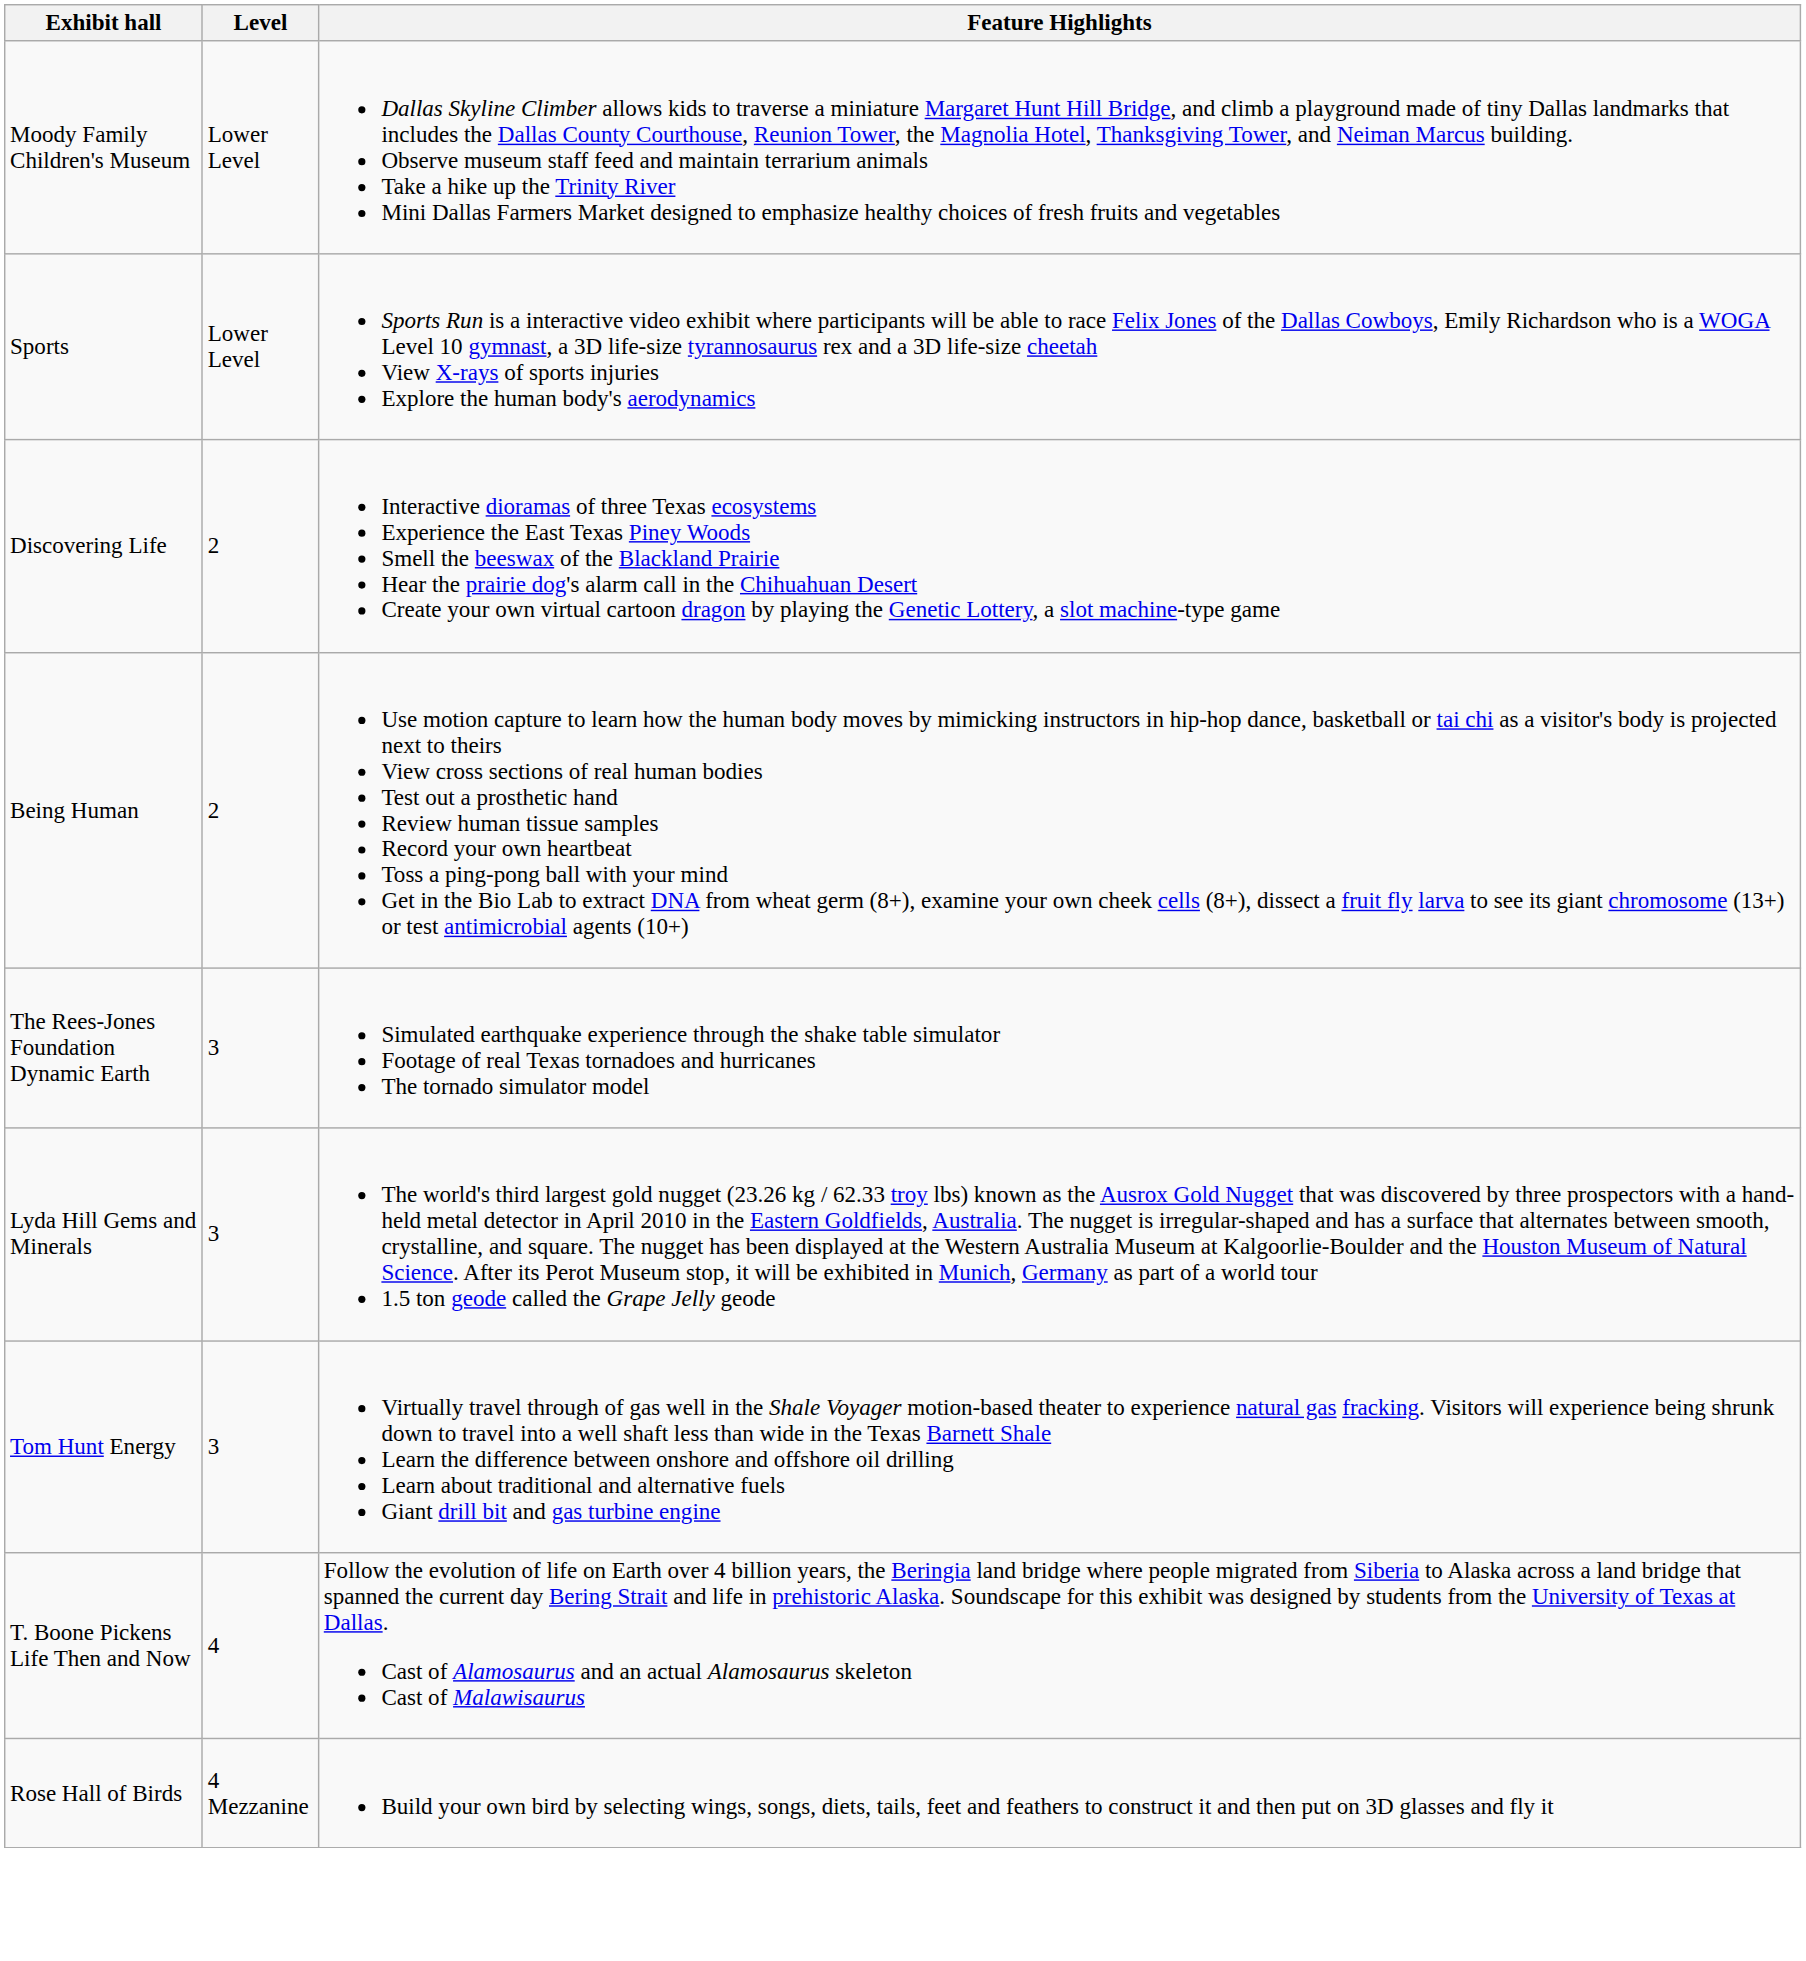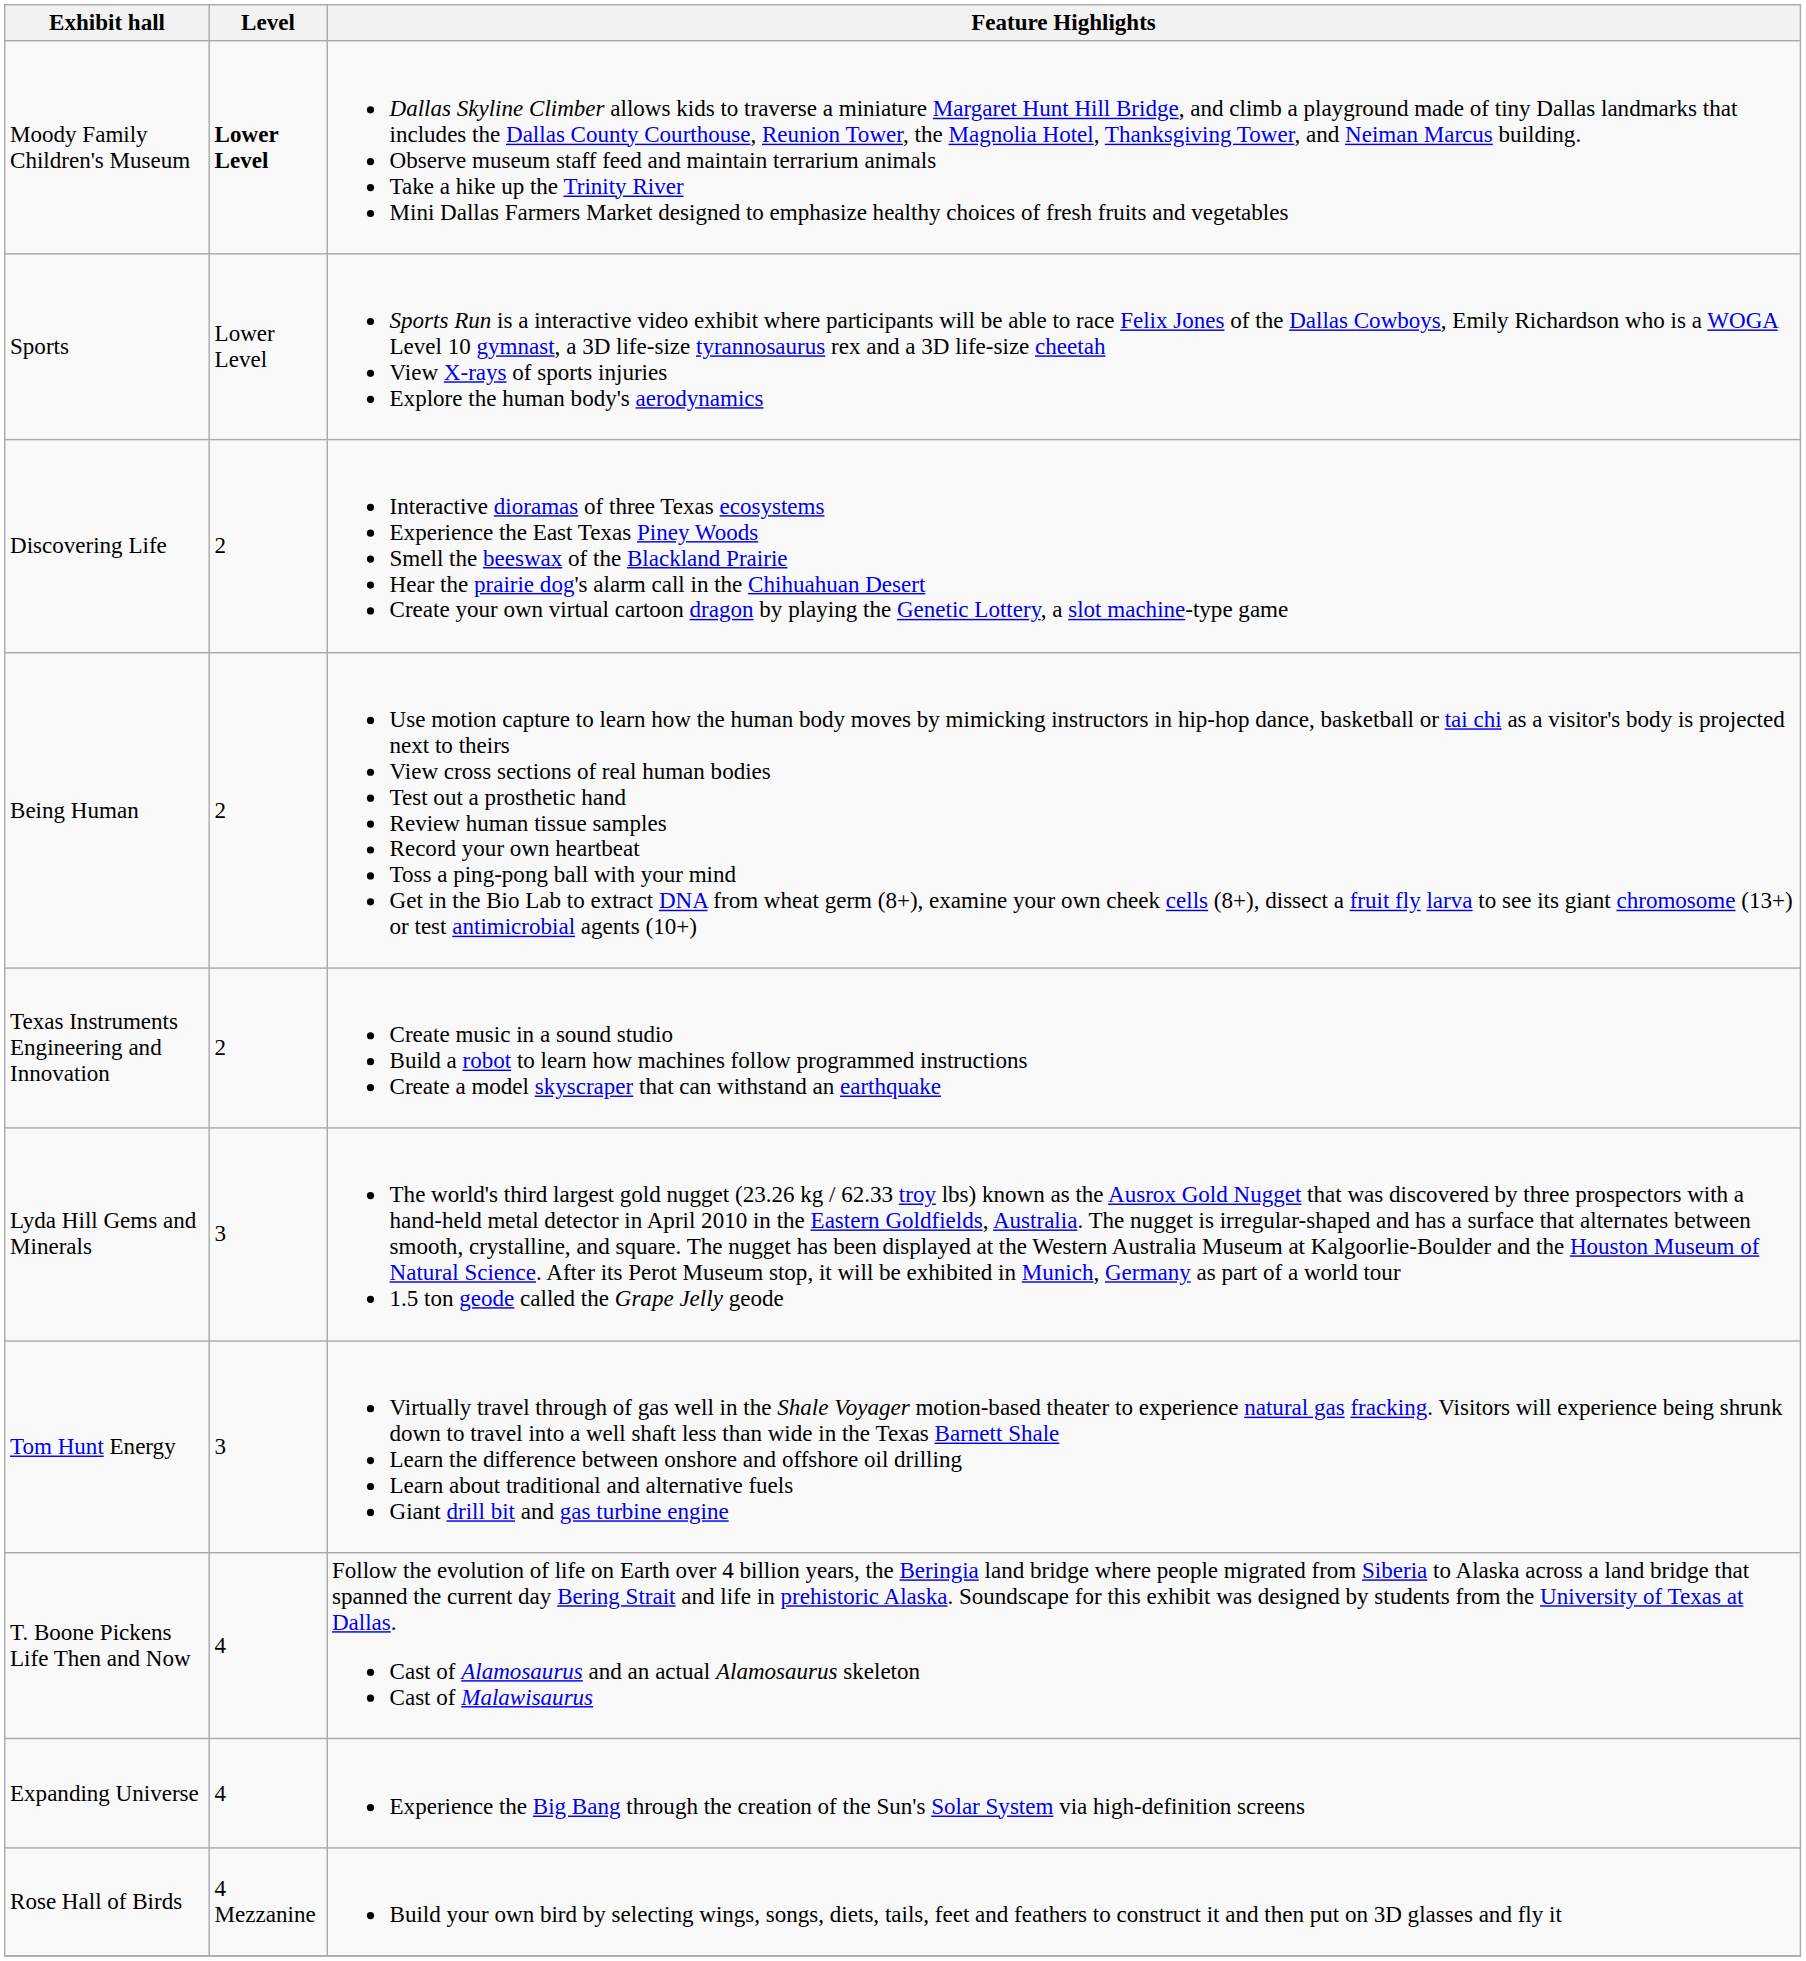(238, 147) normal -> (246, 147) bold
+ row: (94, 1047)
- row: (83, 1047)
+ row: (104, 1793)
